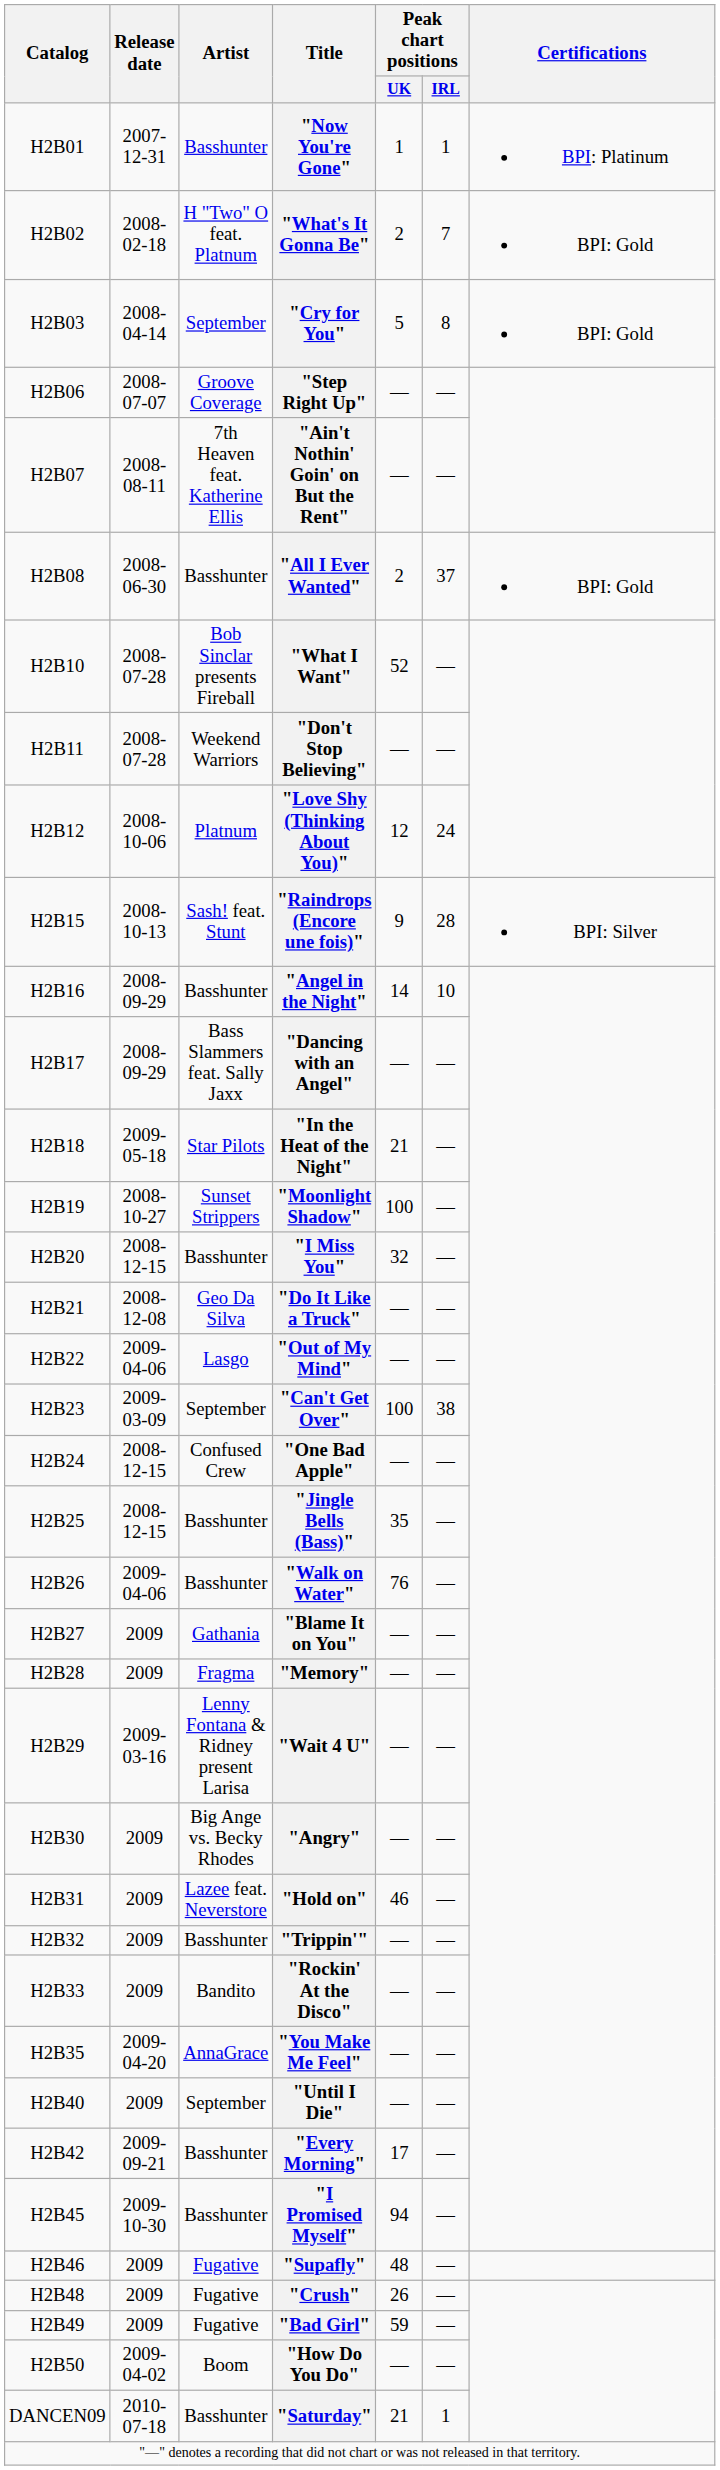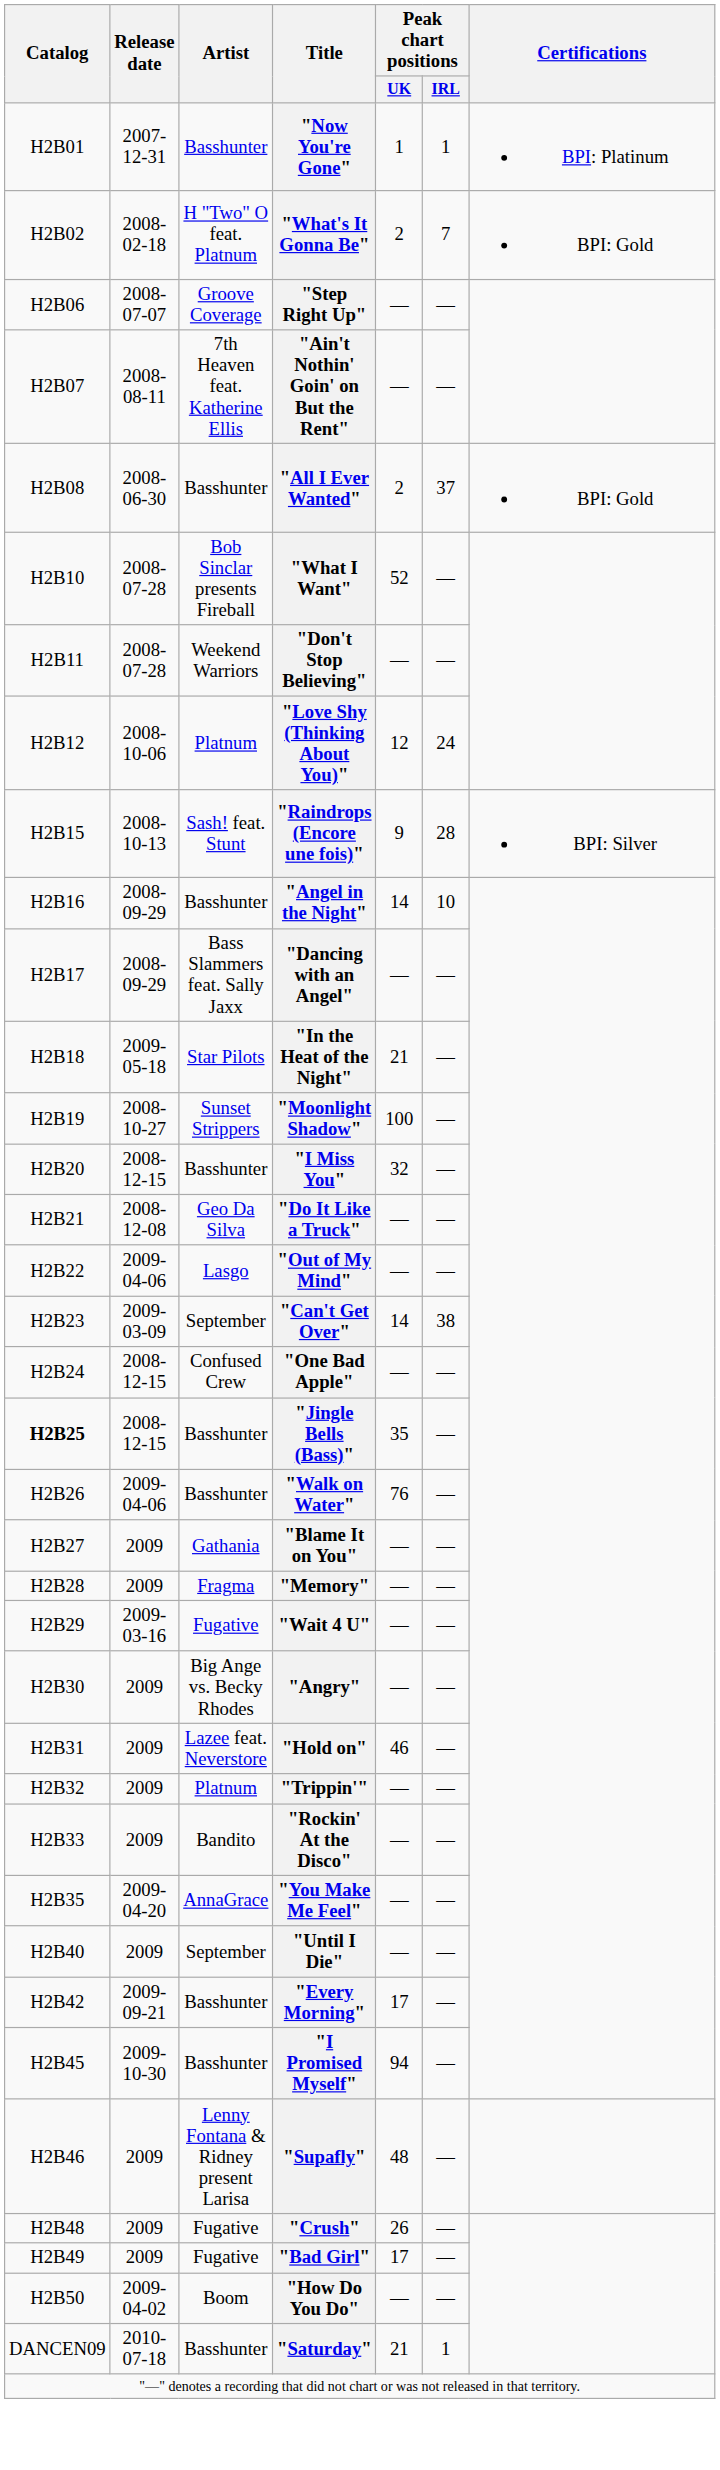- row: (324, 323)
(399, 1409) 100 -> (399, 1321) 14
(57, 1521) normal -> (57, 1433) bold
(226, 1745) Lenny Fontana & Ridney present Larisa -> (226, 1625) Fugative
(226, 1939) Basshunter -> (226, 1788) Platnum
(226, 2265) Fugative -> (226, 2156) Lenny Fontana & Ridney present Larisa
(399, 2324) 59 -> (399, 2257) 17
